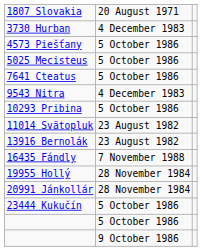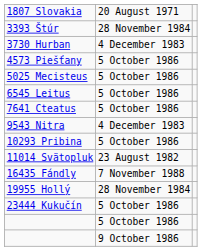+ row: (33, 28)
+ row: (38, 93)
- row: (47, 141)
- row: (50, 189)
